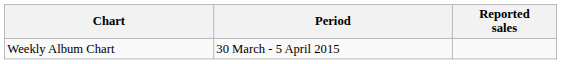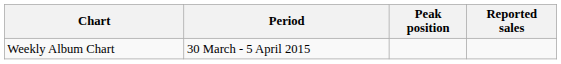+ column: (428, 21)
